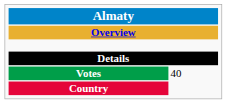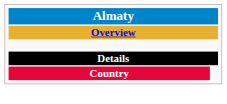- row: (89, 73)
